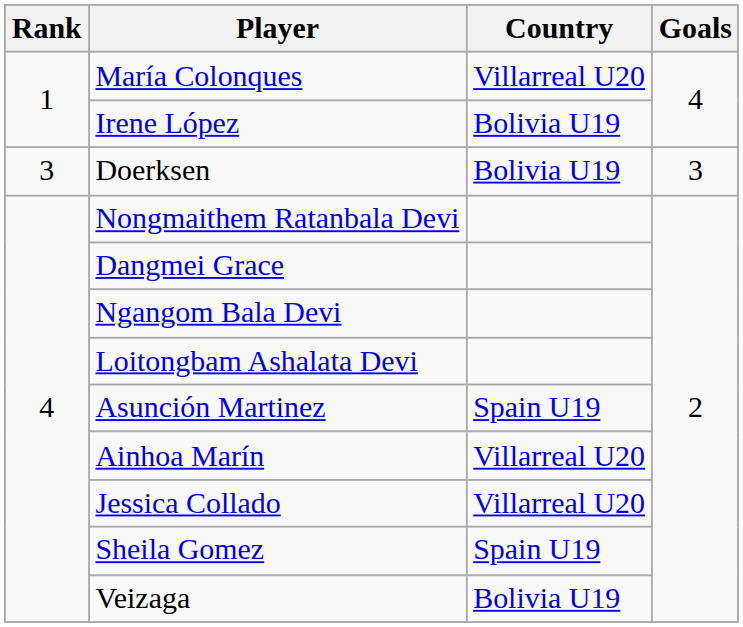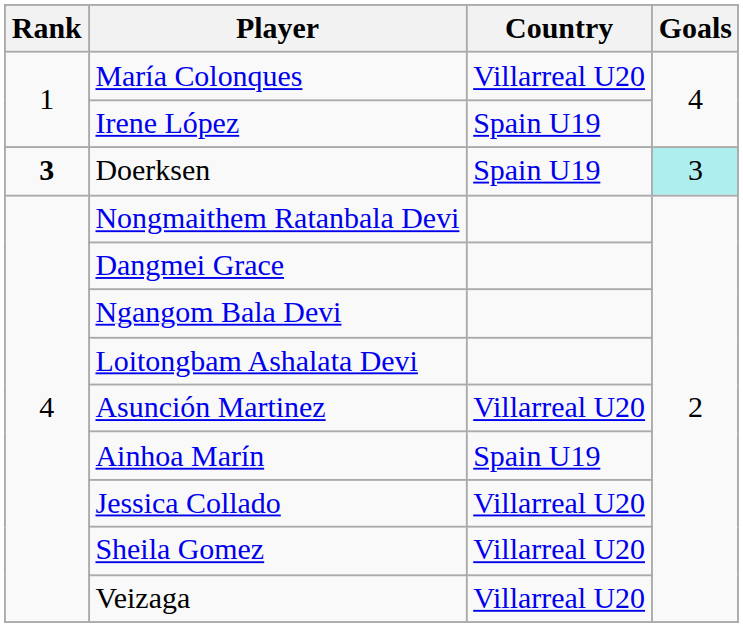(547, 123) Bolivia U19 -> (537, 123) Spain U19
(47, 170) normal -> (47, 170) bold
(547, 170) Bolivia U19 -> (537, 170) Spain U19
(695, 170) no background -> (695, 170) paleturquoise background
(537, 407) Spain U19 -> (559, 407) Villarreal U20
(559, 455) Villarreal U20 -> (537, 455) Spain U19
(537, 550) Spain U19 -> (559, 550) Villarreal U20
(547, 597) Bolivia U19 -> (559, 597) Villarreal U20
